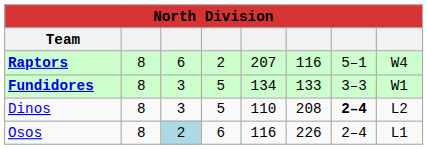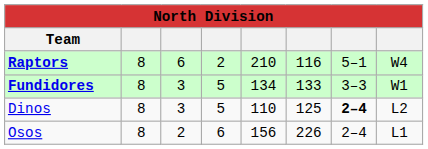(263, 63) 207 -> (263, 63) 210
(309, 109) 208 -> (309, 109) 125
(181, 133) lightblue background -> (181, 133) no background
(263, 133) 116 -> (263, 133) 156
